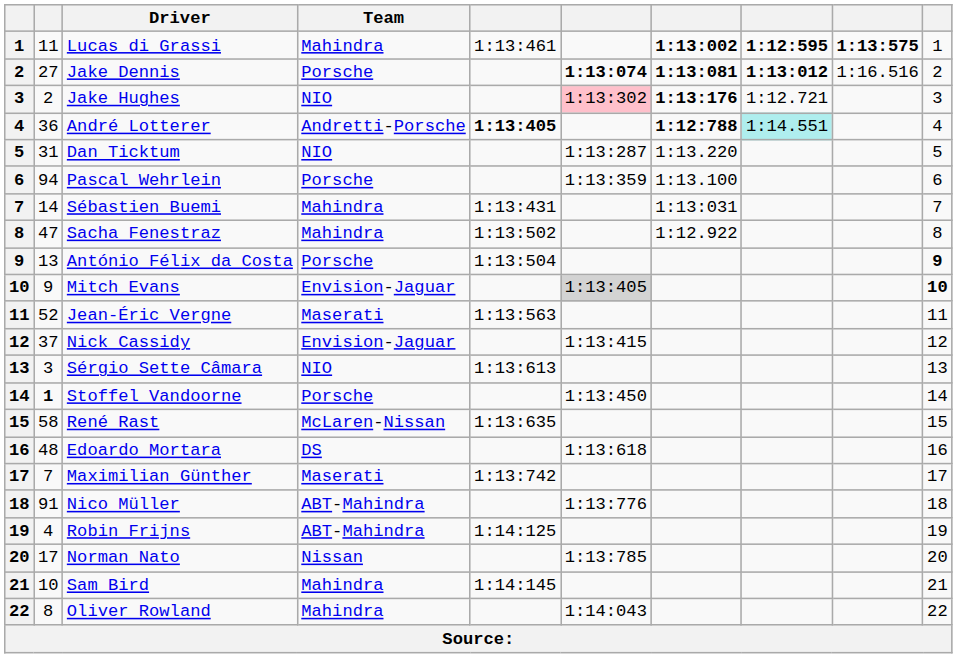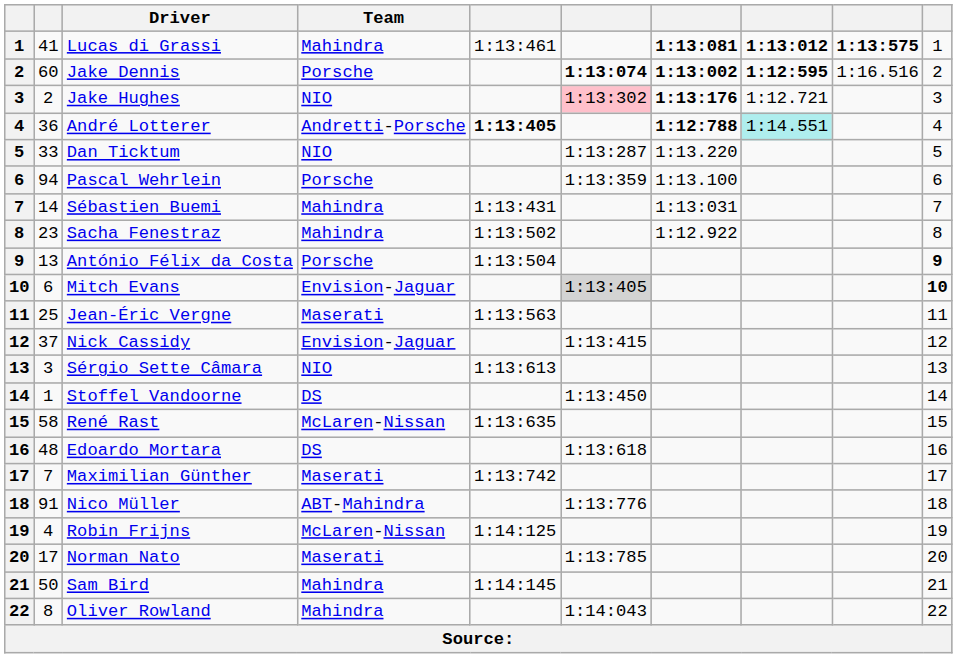(48, 45) 11 -> (48, 45) 41
(696, 45) 1:13:002 -> (696, 45) 1:13:081
(787, 45) 1:12:595 -> (787, 45) 1:13:012
(48, 72) 27 -> (48, 72) 60
(696, 72) 1:13:081 -> (696, 72) 1:13:002
(787, 72) 1:13:012 -> (787, 72) 1:12:595
(48, 153) 31 -> (48, 153) 33
(48, 234) 47 -> (48, 234) 23
(48, 288) 9 -> (48, 288) 6
(48, 315) 52 -> (48, 315) 25
(48, 396) bold -> (48, 396) normal
(337, 396) Porsche -> (312, 396) DS
(363, 531) ABT-Mahindra -> (373, 531) McLaren-Nissan
(332, 558) Nissan -> (342, 558) Maserati
(48, 585) 10 -> (48, 585) 50
